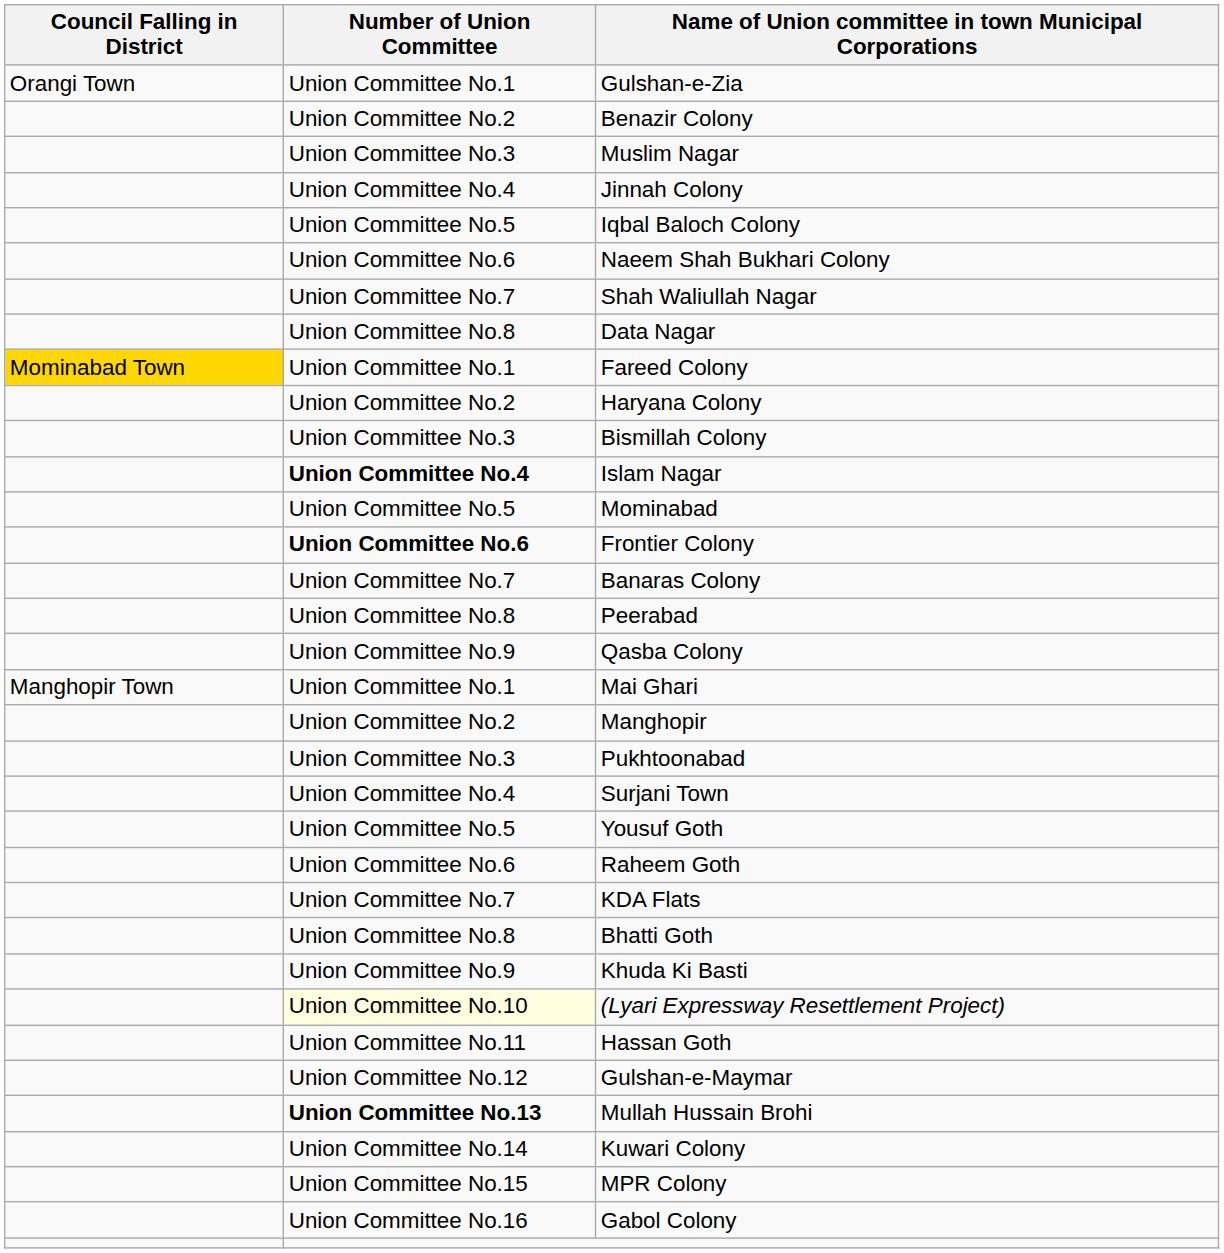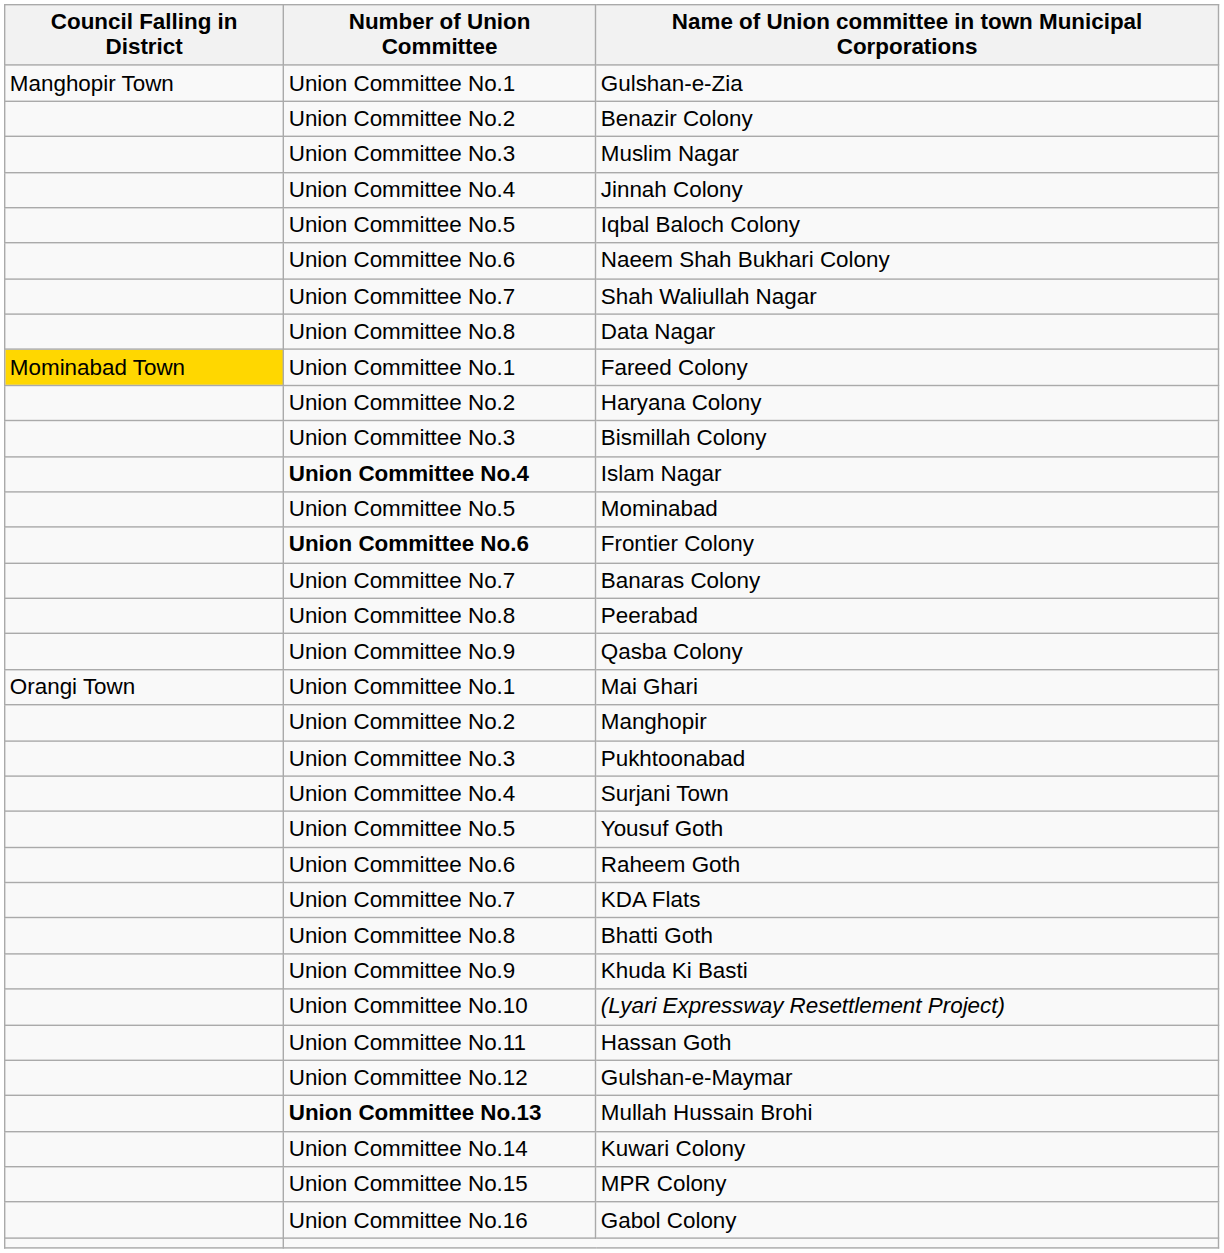(73, 82) Orangi Town -> (92, 82) Manghopir Town
(92, 686) Manghopir Town -> (73, 686) Orangi Town
(408, 1006) lightyellow background -> (408, 1006) no background
